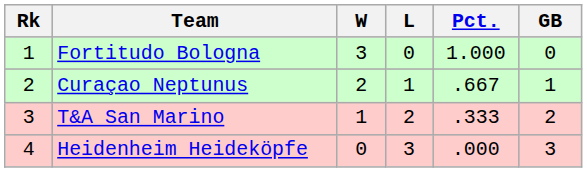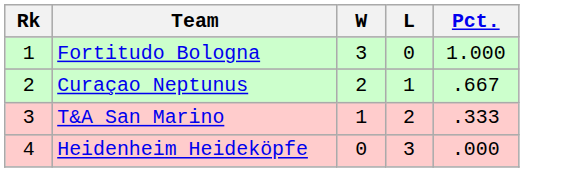- column: (550, 21)
